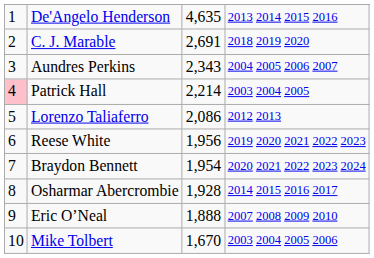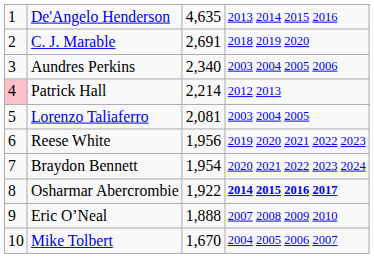(203, 66) 2,343 -> (203, 66) 2,340
(283, 66) 2004 2005 2006 2007 -> (283, 66) 2003 2004 2005 2006
(268, 91) 2003 2004 2005 -> (254, 91) 2012 2013
(203, 116) 2,086 -> (203, 116) 2,081
(254, 116) 2012 2013 -> (268, 116) 2003 2004 2005
(203, 191) 1,928 -> (203, 191) 1,922
(283, 191) normal -> (283, 191) bold
(283, 240) 2003 2004 2005 2006 -> (283, 240) 2004 2005 2006 2007
